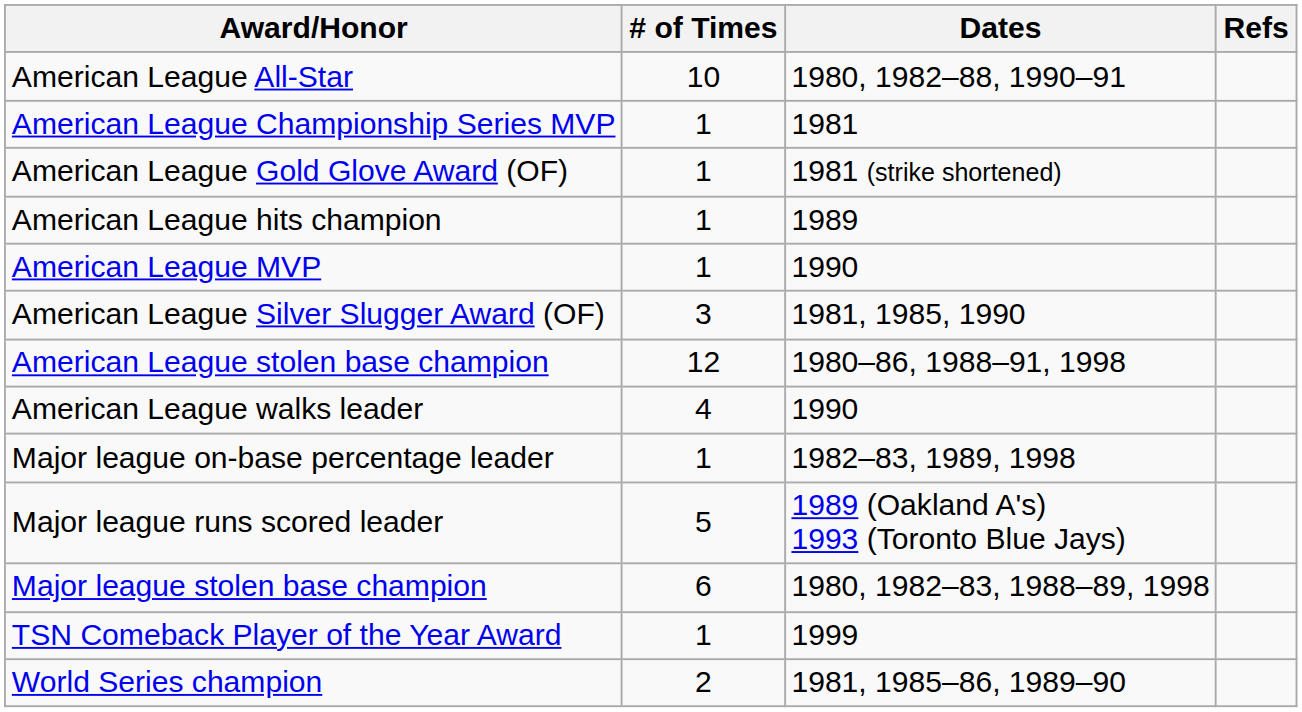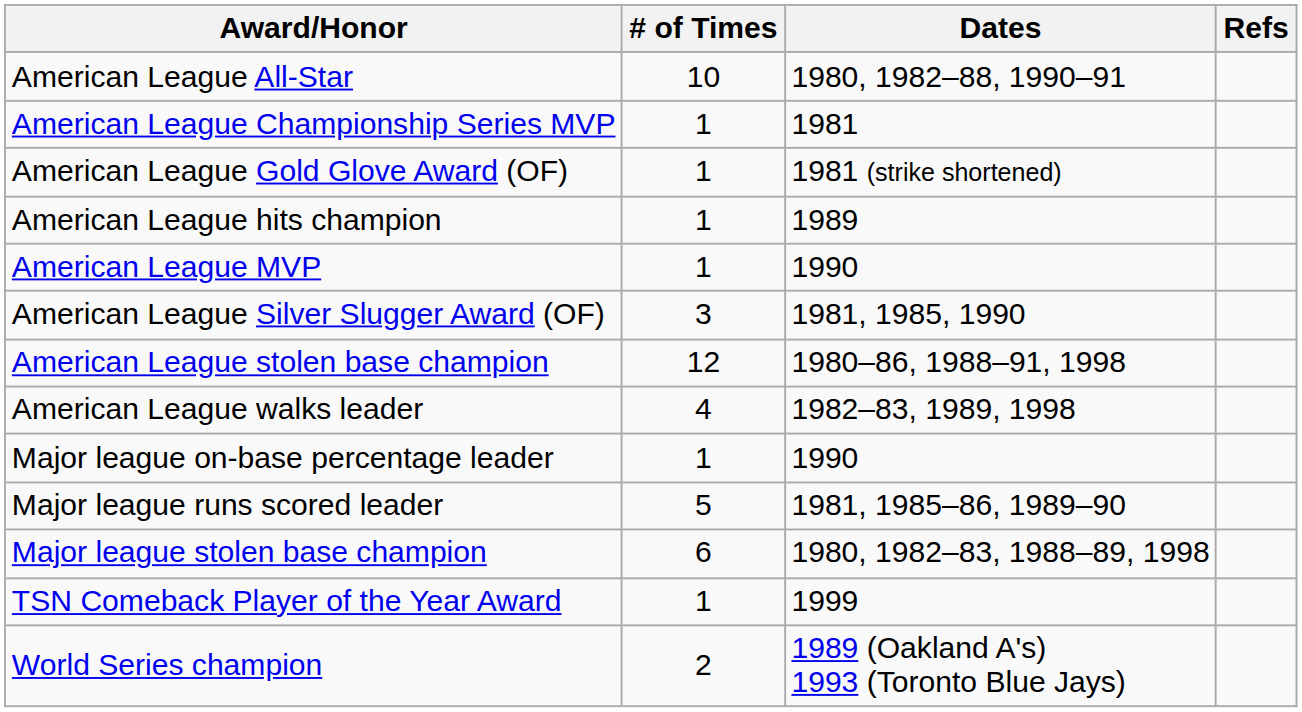(825, 409) 1990 -> (934, 409) 1982–83, 1989, 1998
(934, 457) 1982–83, 1989, 1998 -> (825, 457) 1990
(959, 522) 1989 (Oakland A's) 1993 (Toronto Blue Jays) -> (959, 505) 1981, 1985–86, 1989–90
(959, 682) 1981, 1985–86, 1989–90 -> (959, 665) 1989 (Oakland A's) 1993 (Toronto Blue Jays)
